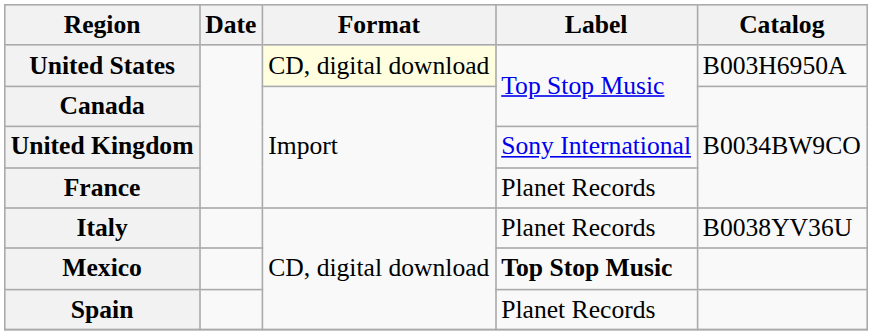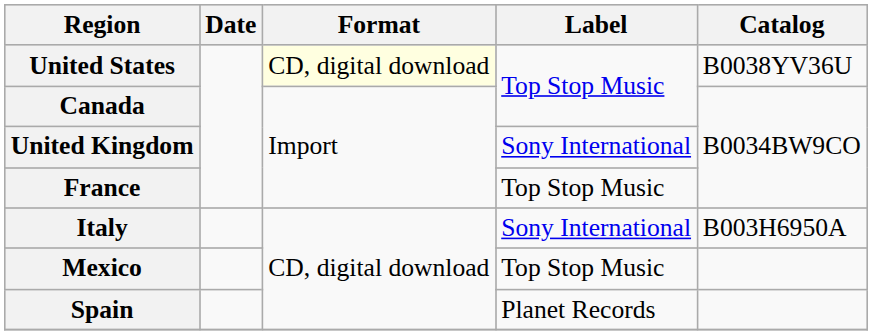(775, 65) B003H6950A -> (778, 65) B0038YV36U
(578, 187) Planet Records -> (583, 187) Top Stop Music
(578, 227) Planet Records -> (596, 227) Sony International
(778, 227) B0038YV36U -> (775, 227) B003H6950A
(587, 268) bold -> (583, 268) normal
